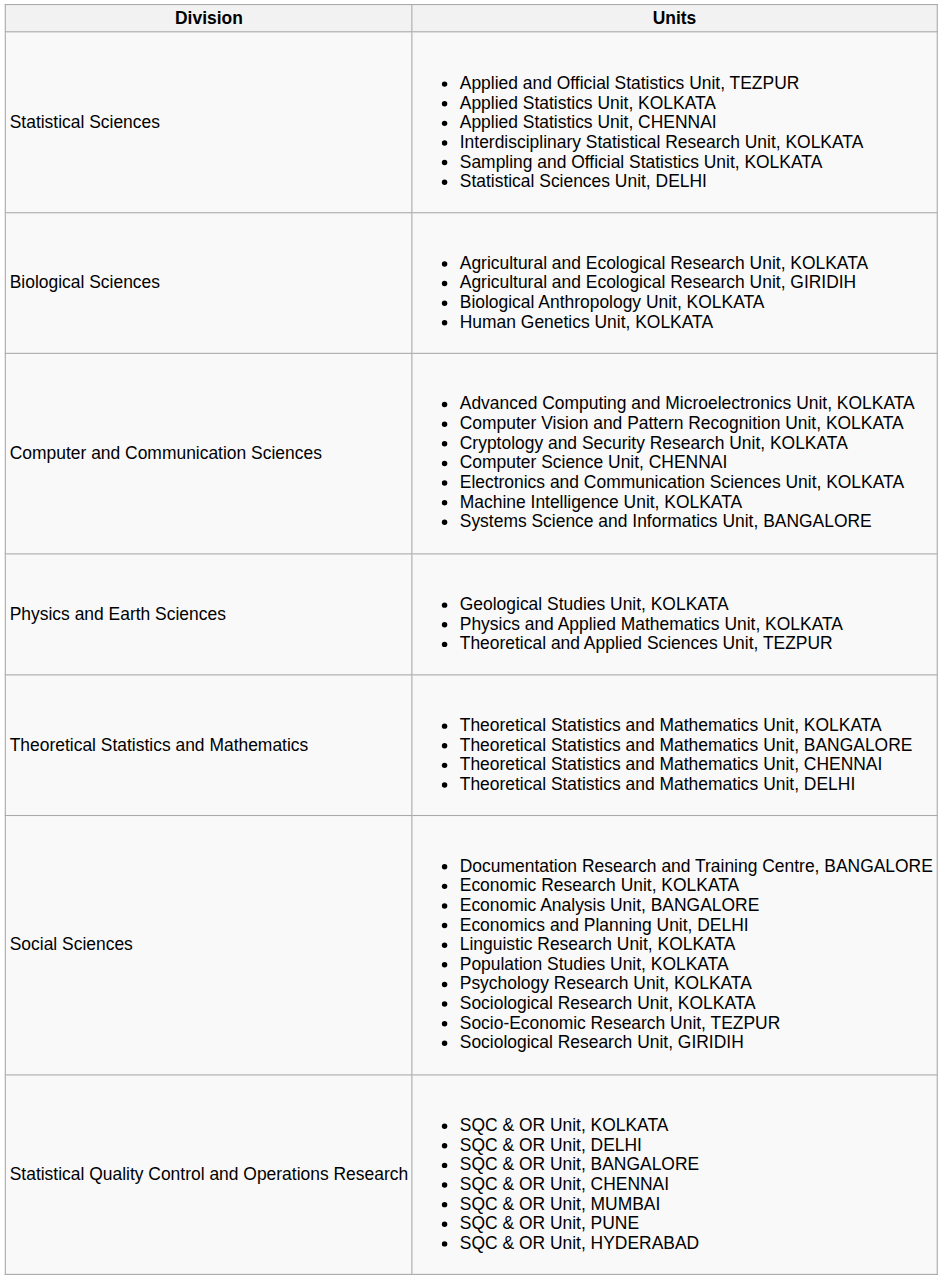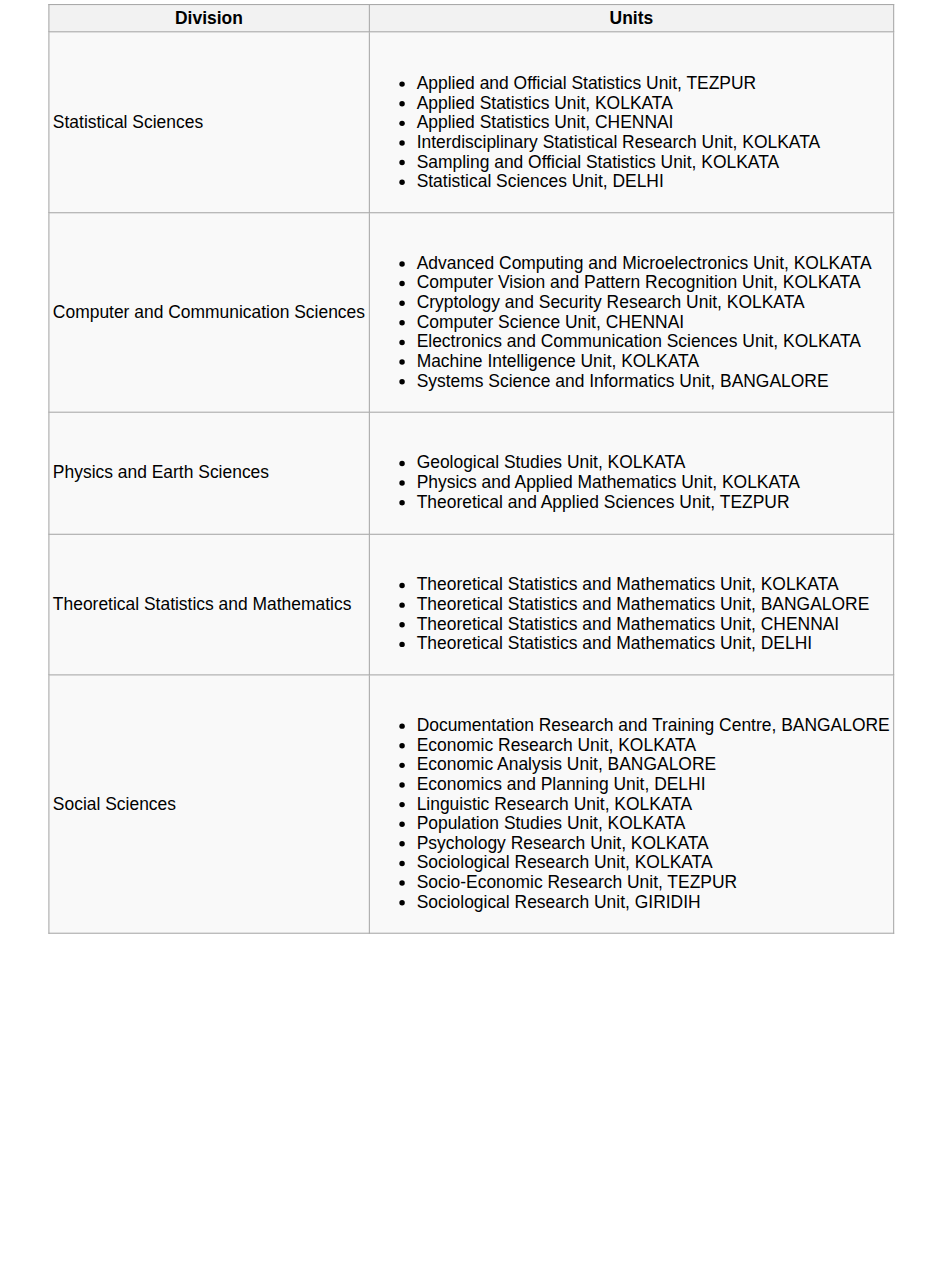- row: (85, 282)
- row: (209, 1174)
